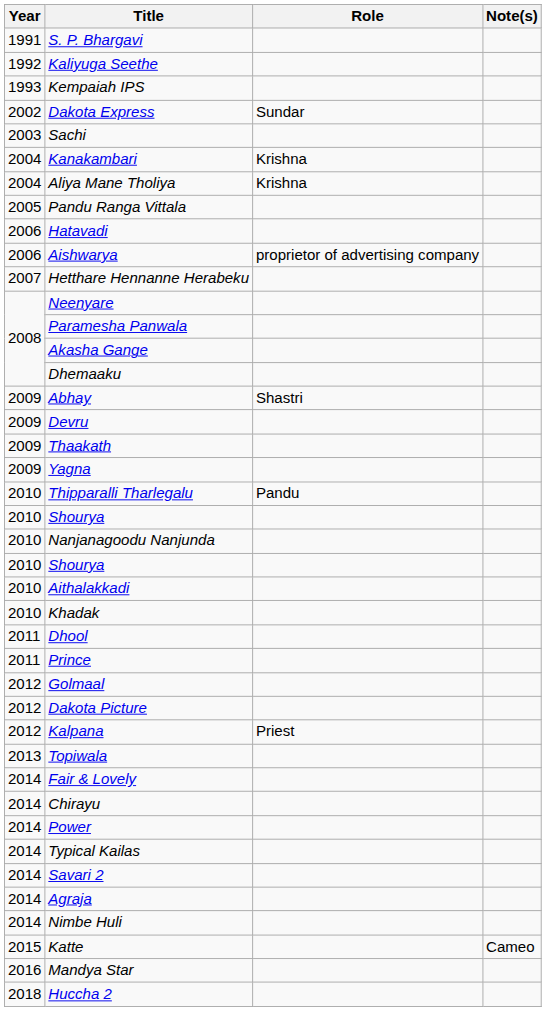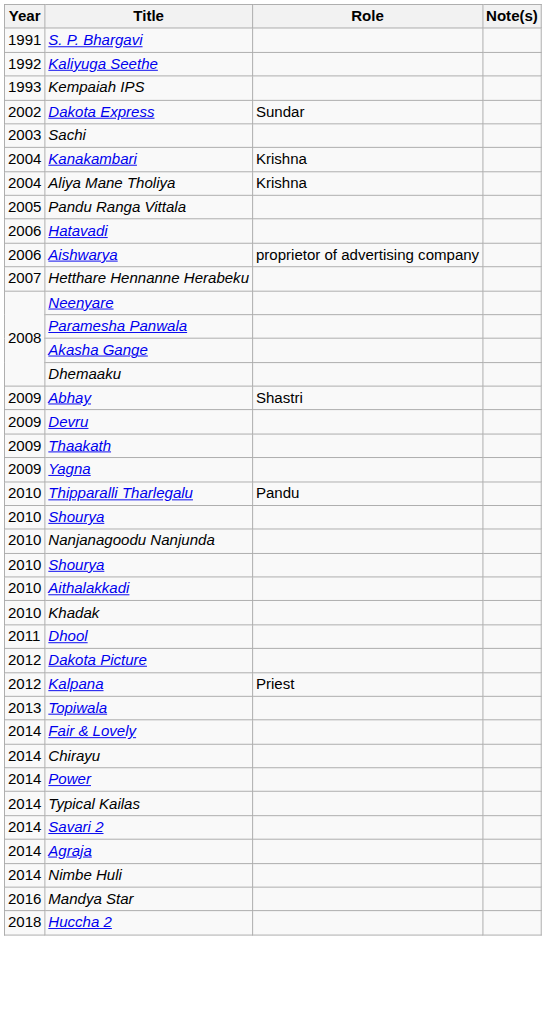- row: (24, 660)
- row: (25, 684)
- row: (25, 946)
